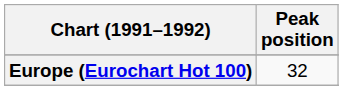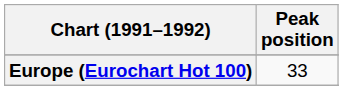(297, 70) 32 -> (297, 70) 33
